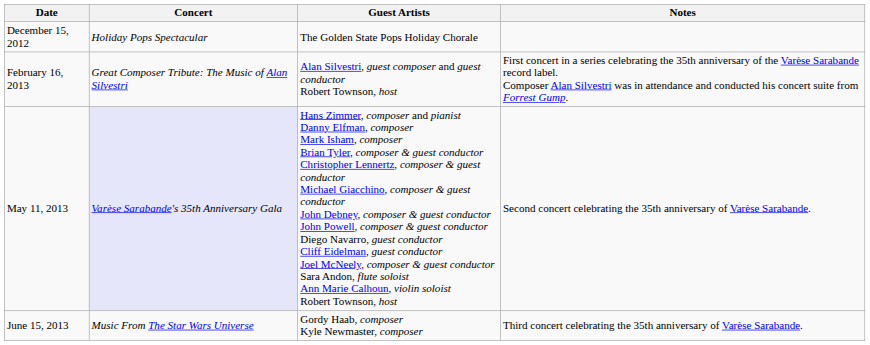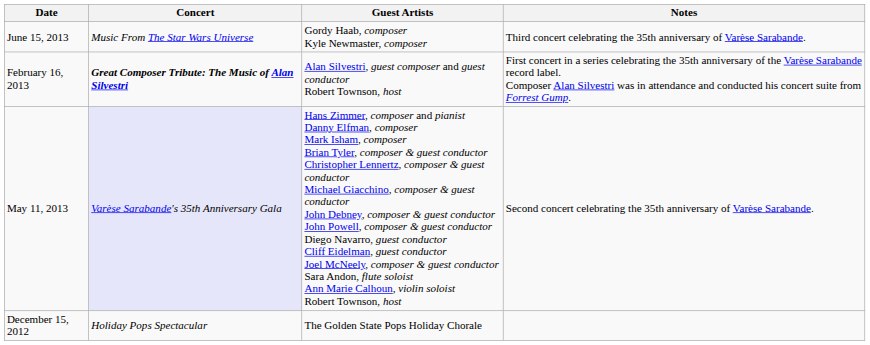rows swapped: (38, 36) <-> (38, 325)
(189, 79) normal -> (192, 79) bold
